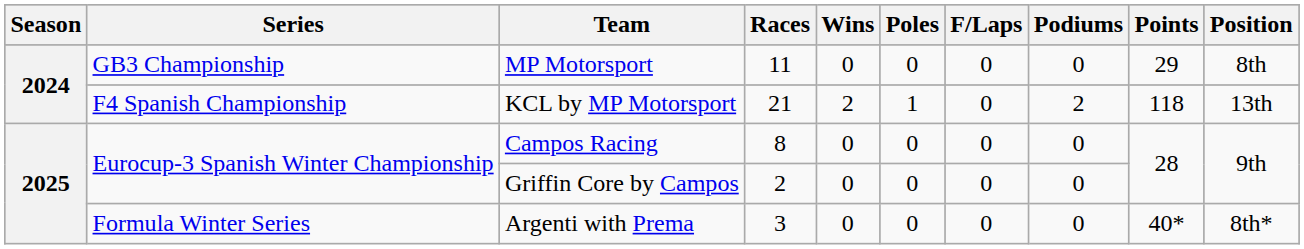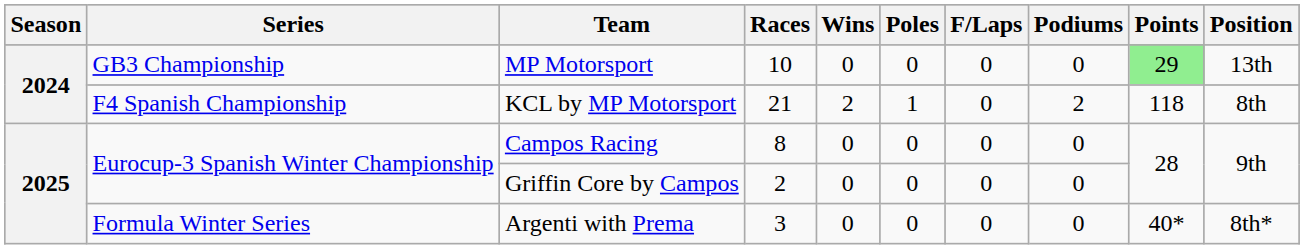(780, 64) 11 -> (780, 64) 10
(1167, 64) no background -> (1167, 64) lightgreen background
(1251, 64) 8th -> (1251, 64) 13th
(1251, 104) 13th -> (1251, 104) 8th
